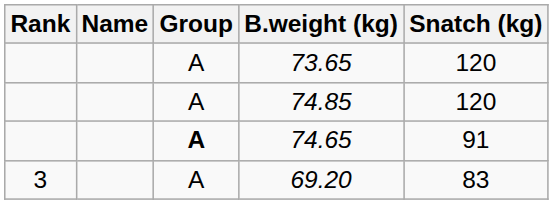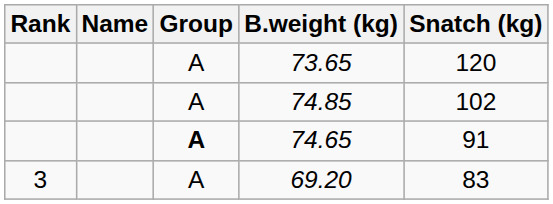(476, 101) 120 -> (476, 101) 102
